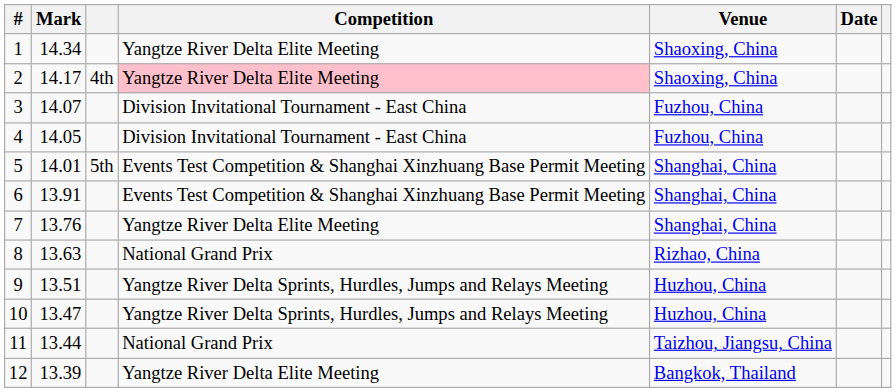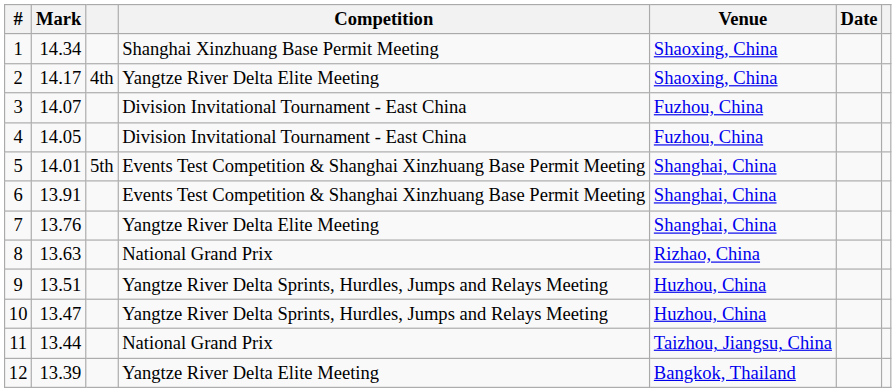(251, 48) Yangtze River Delta Elite Meeting -> (280, 48) Shanghai Xinzhuang Base Permit Meeting
(251, 78) pink background -> (251, 78) no background
